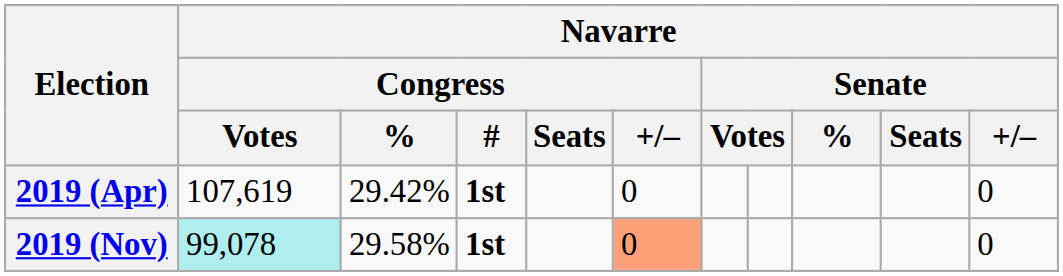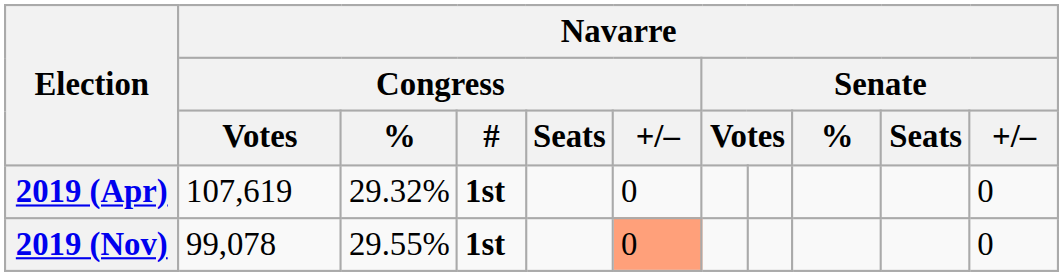(399, 190) 29.42% -> (399, 190) 29.32%
(231, 243) paleturquoise background -> (231, 243) no background
(399, 243) 29.58% -> (399, 243) 29.55%
